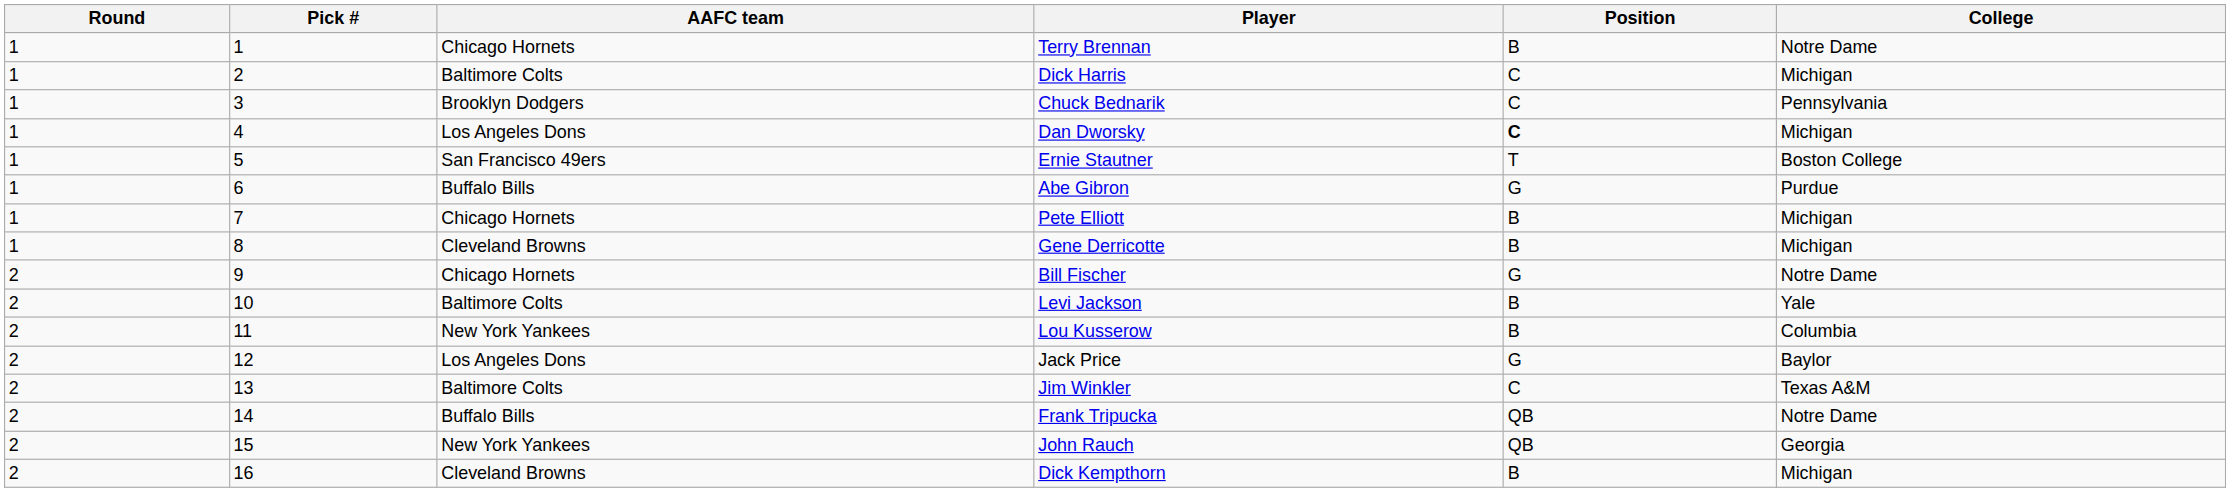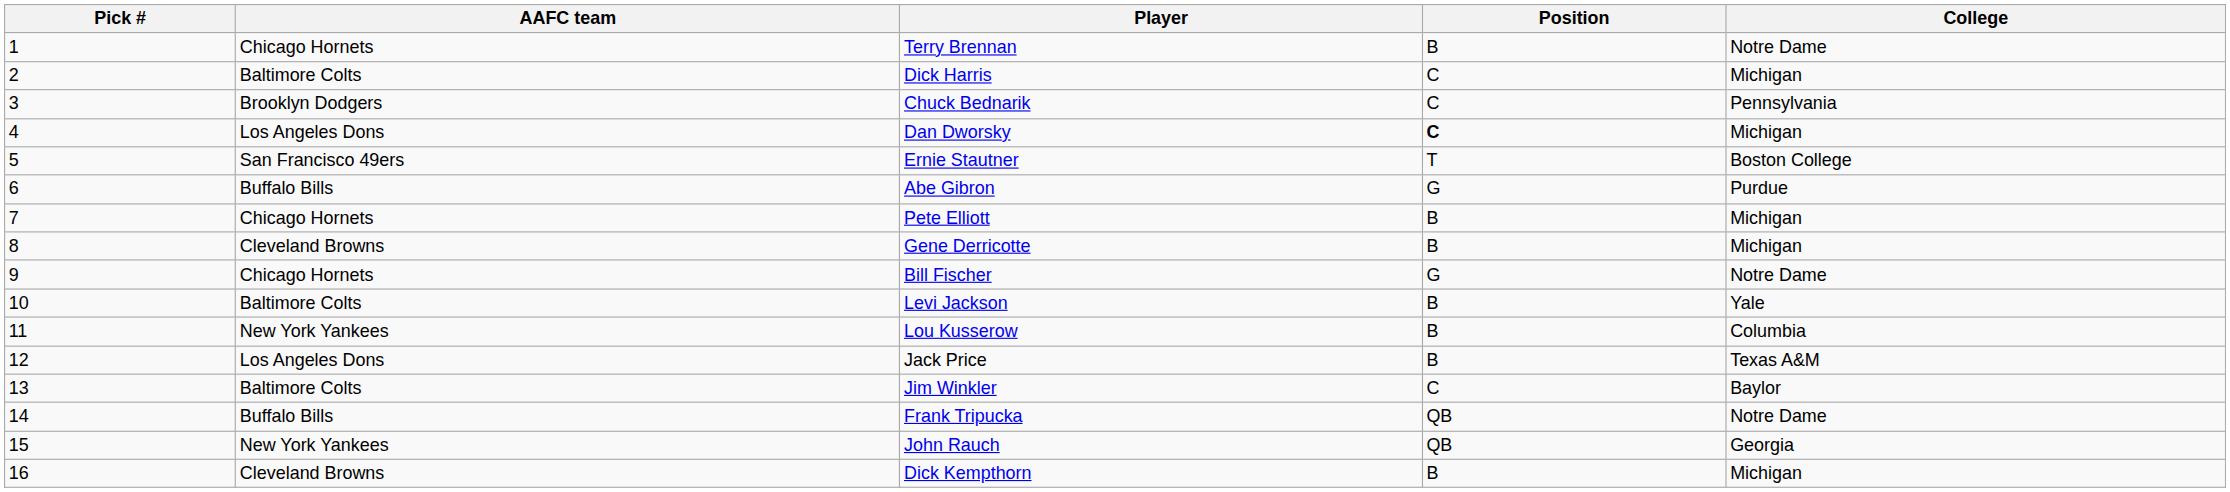- column: (117, 18)
(1515, 359) G -> (1432, 359) B
(1806, 359) Baylor -> (1775, 359) Texas A&M
(1826, 388) Texas A&M -> (1756, 388) Baylor
